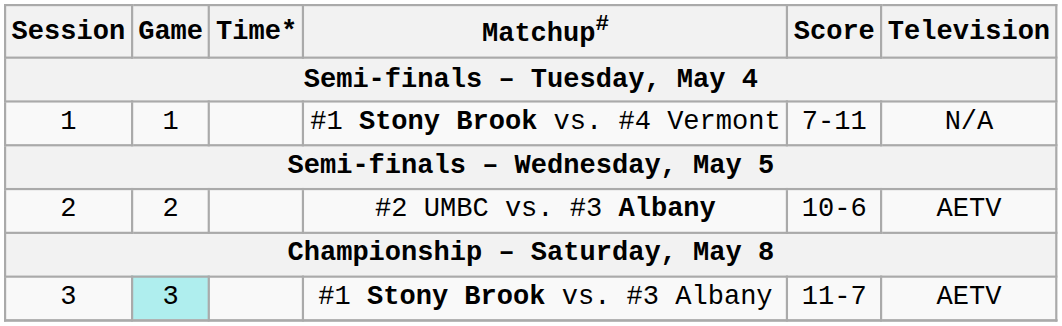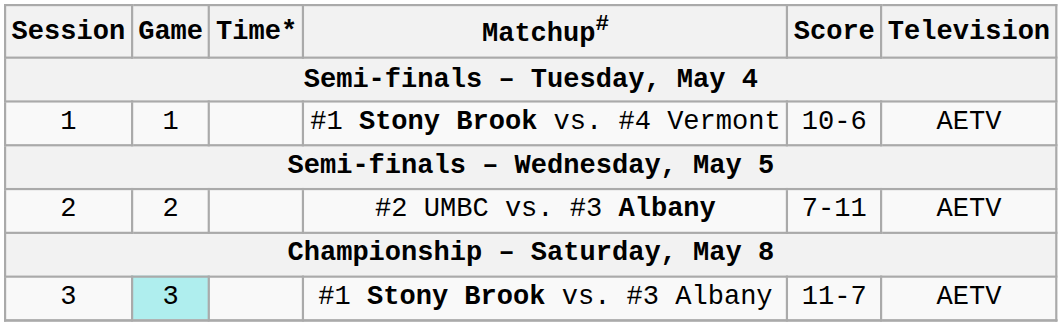(834, 124) 7-11 -> (834, 124) 10-6
(969, 124) N/A -> (969, 124) AETV
(834, 211) 10-6 -> (834, 211) 7-11
